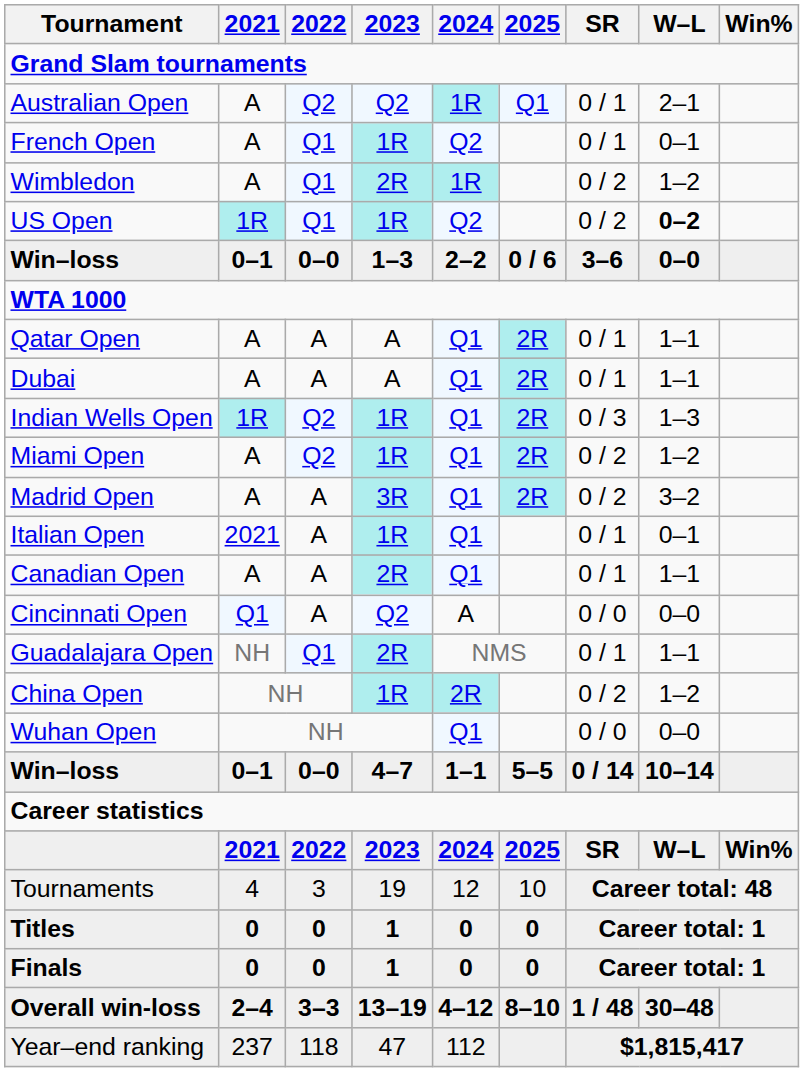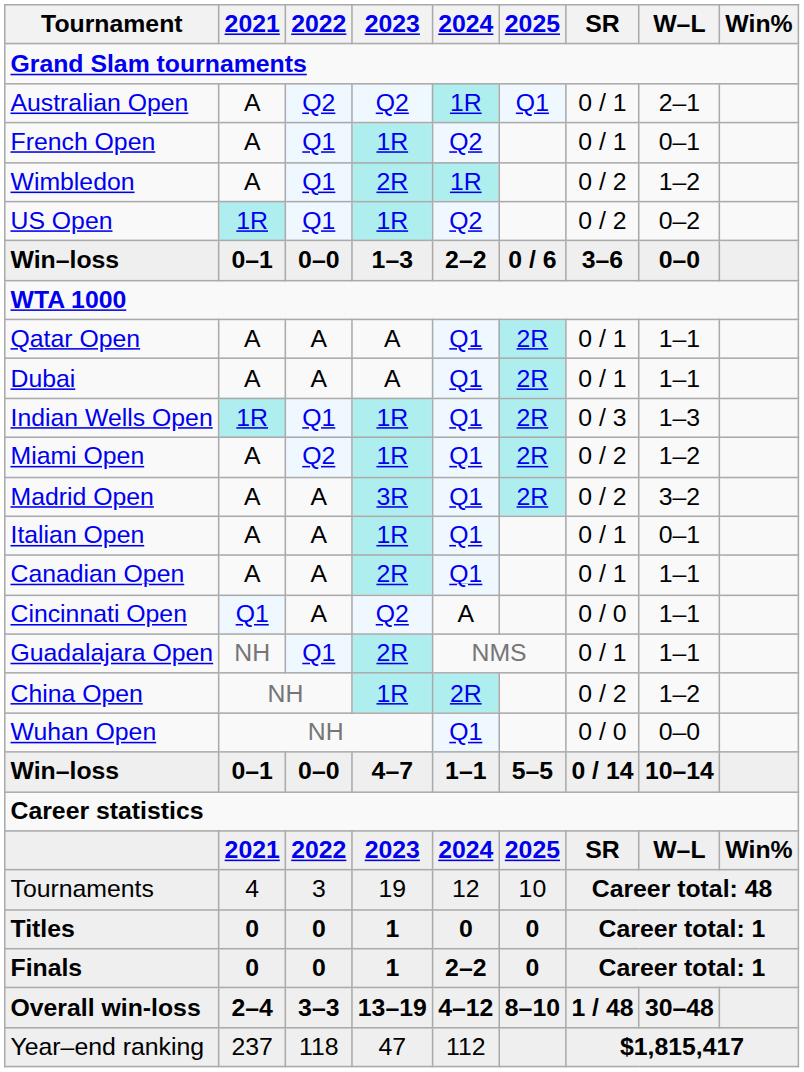(679, 220) bold -> (679, 220) normal
(319, 417) Q2 -> (319, 417) Q1
(252, 535) 2021 -> (252, 535) A
(679, 614) 0–0 -> (679, 614) 1–1
(466, 968) 0 -> (466, 968) 2–2
